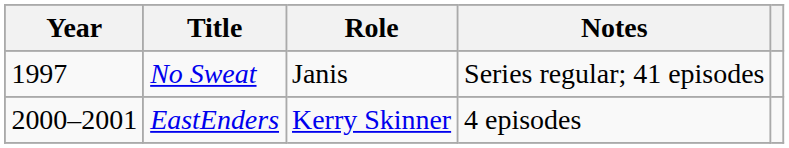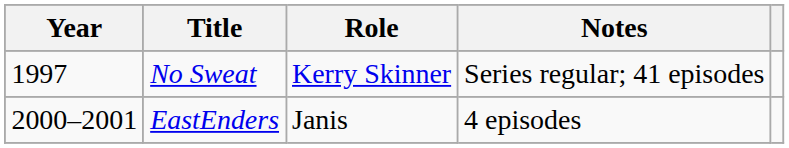(320, 73) Janis -> (372, 73) Kerry Skinner
(372, 119) Kerry Skinner -> (320, 119) Janis
